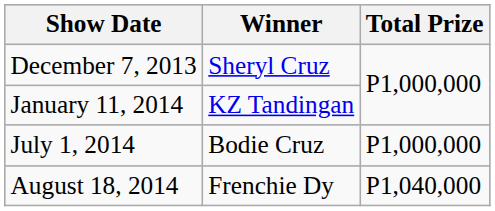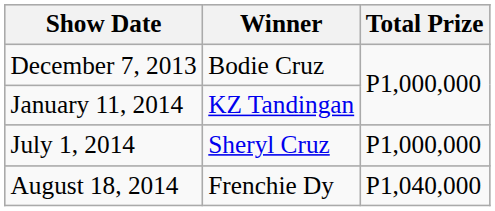(269, 64) Sheryl Cruz -> (266, 64) Bodie Cruz
(266, 144) Bodie Cruz -> (269, 144) Sheryl Cruz
